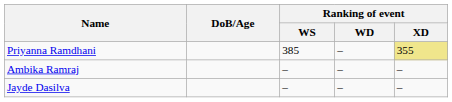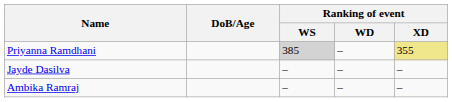(291, 51) no background -> (291, 51) lightgrey background
rows swapped: (38, 88) <-> (43, 69)
